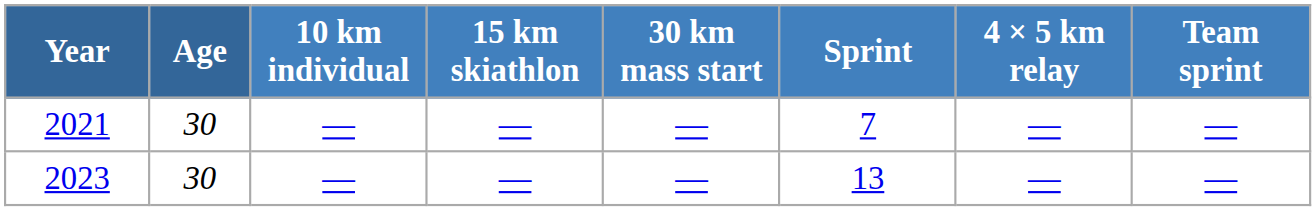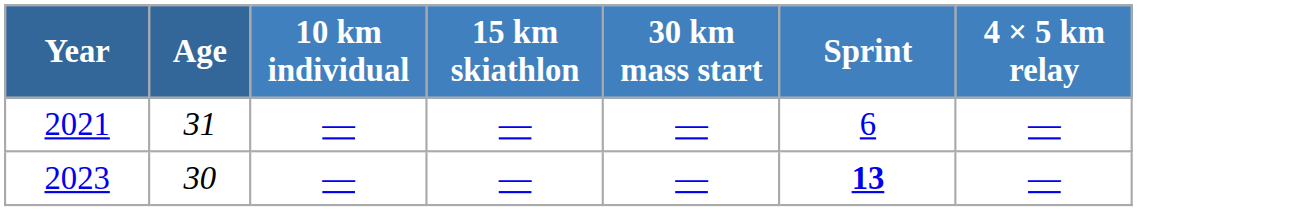- column: (1221, 50)
(200, 124) 30 -> (200, 124) 31
(868, 124) 7 -> (868, 124) 6
(868, 178) normal -> (868, 178) bold
